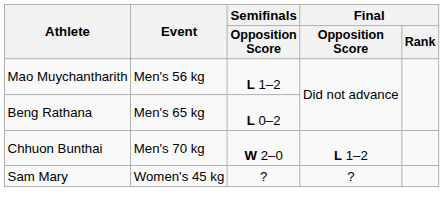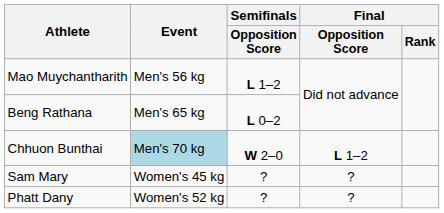(169, 148) no background -> (169, 148) lightblue background
+ row: (40, 198)
